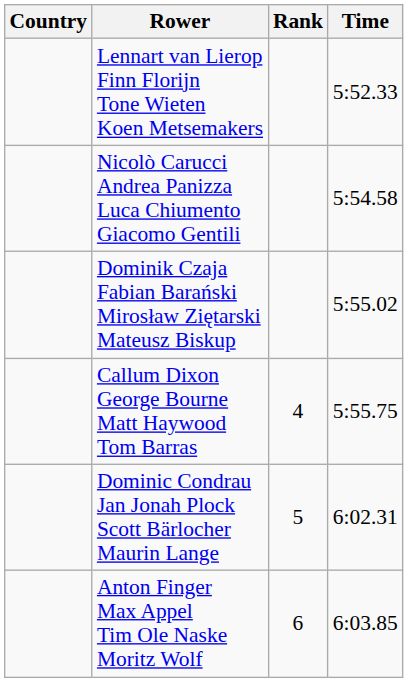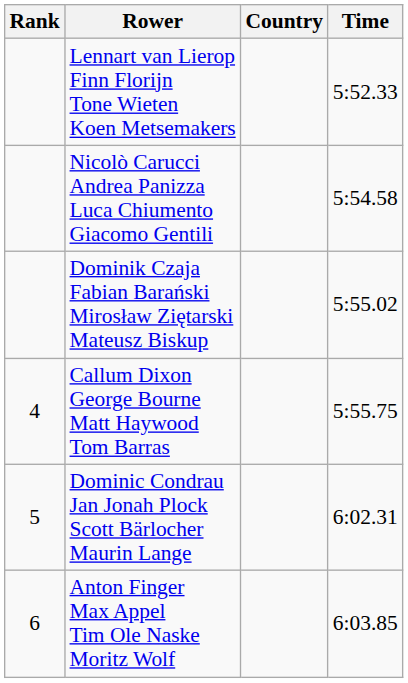columns swapped: (298, 21) <-> (48, 21)
